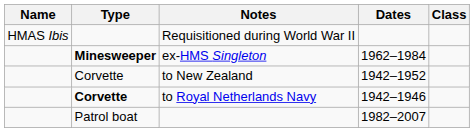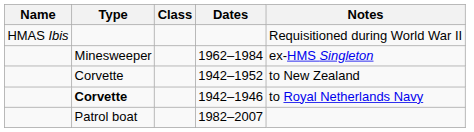columns swapped: (449, 14) <-> (258, 14)
(115, 55) bold -> (113, 55) normal
